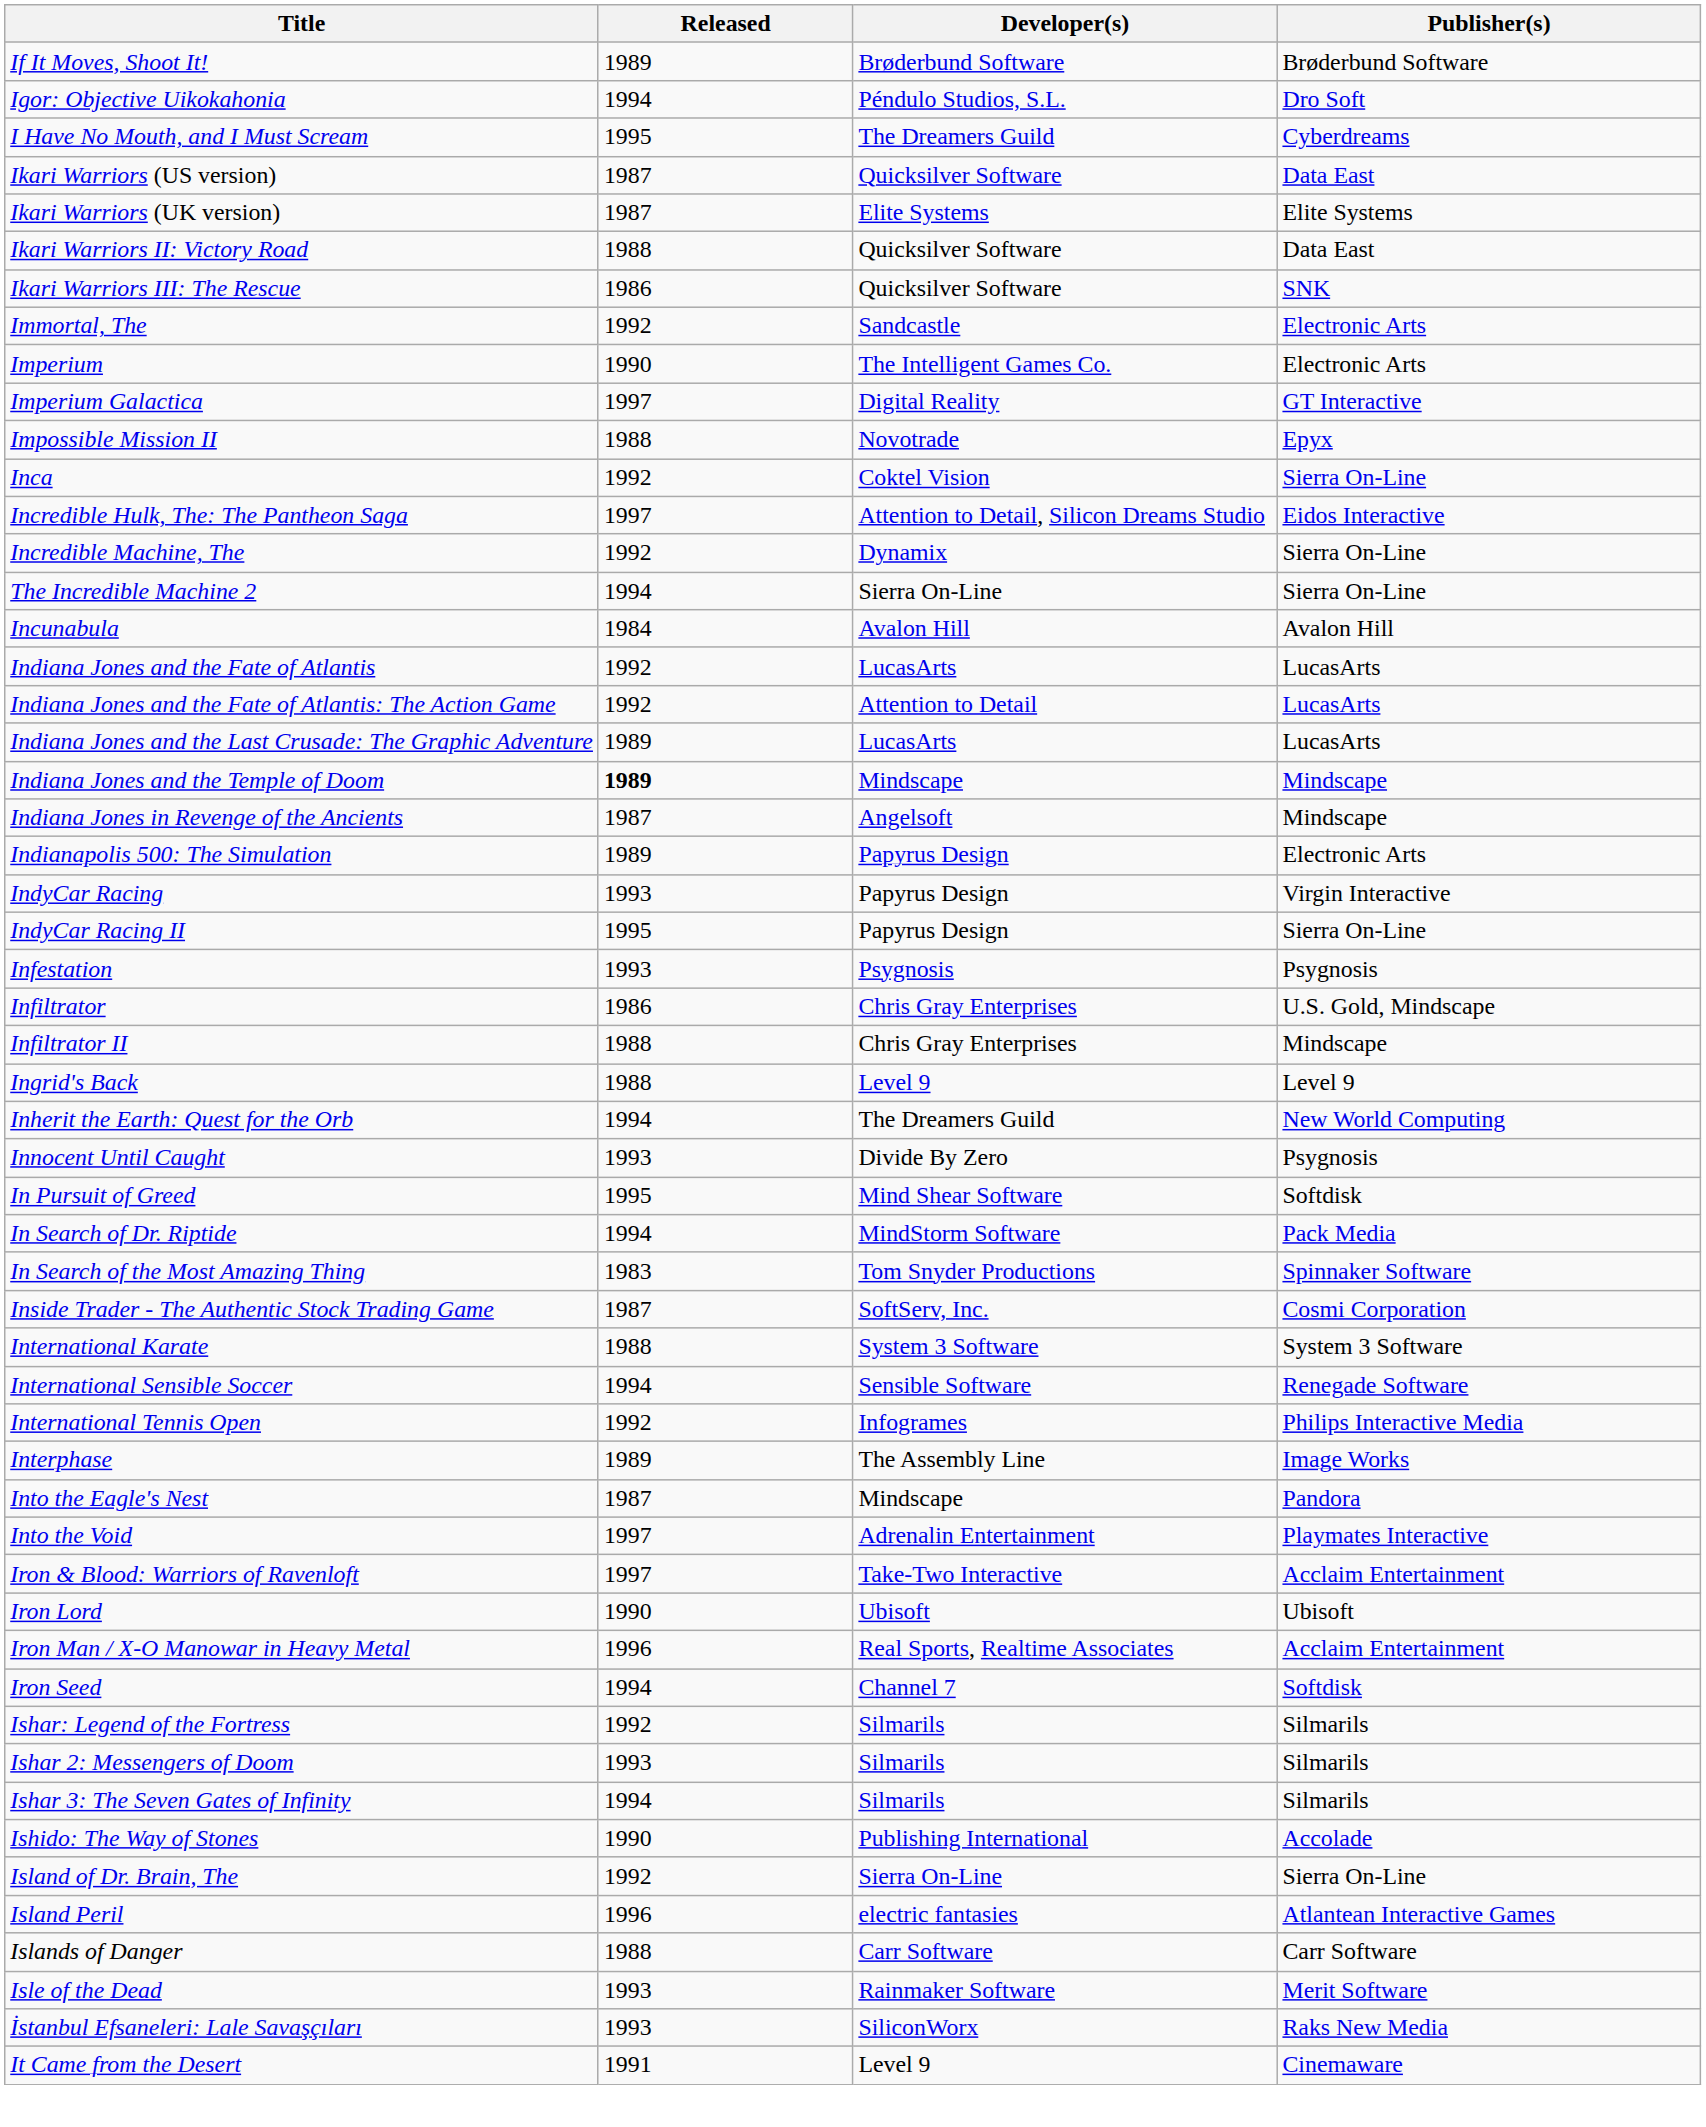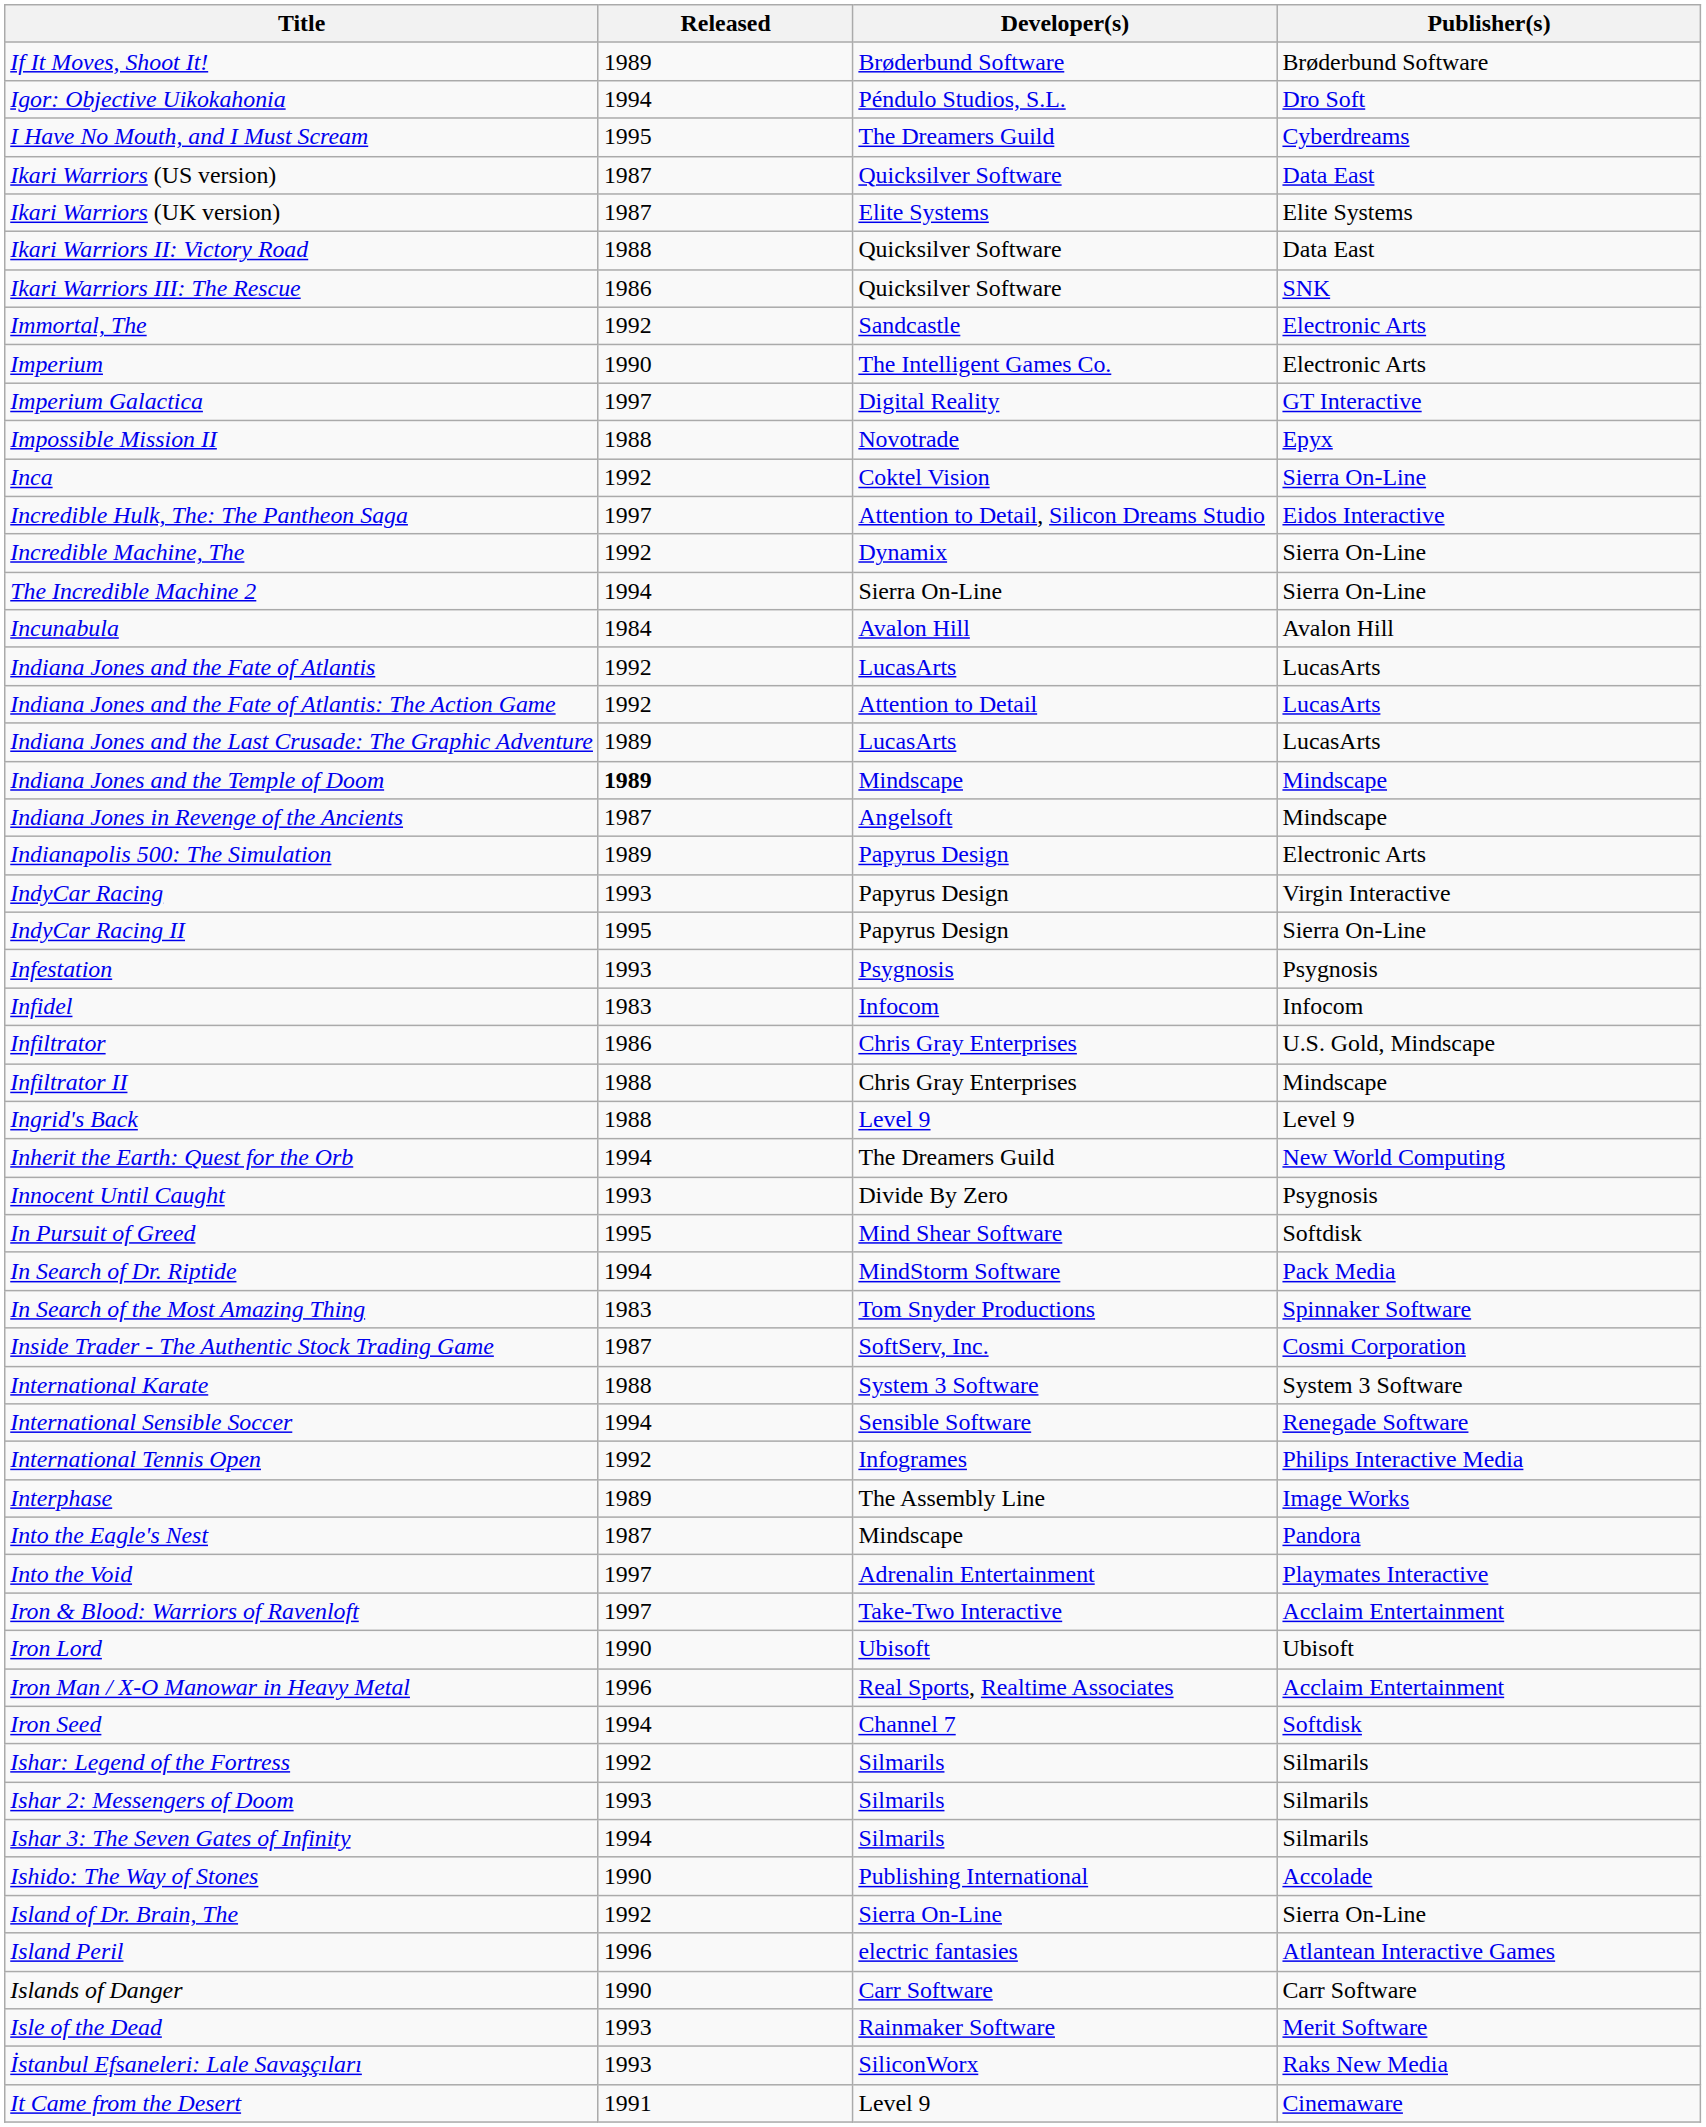+ row: (41, 1006)
(628, 1951) 1988 -> (628, 1989) 1990
